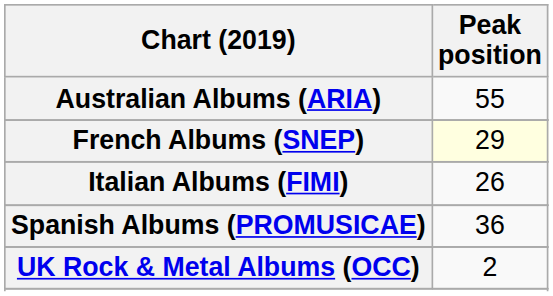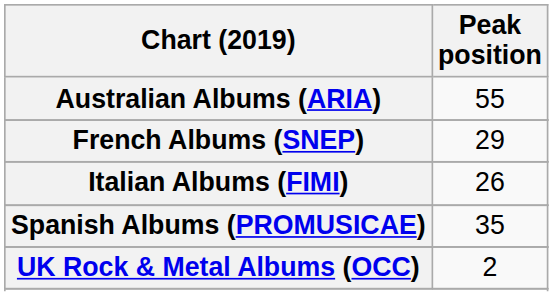(490, 140) lightyellow background -> (490, 140) no background
(490, 225) 36 -> (490, 225) 35
